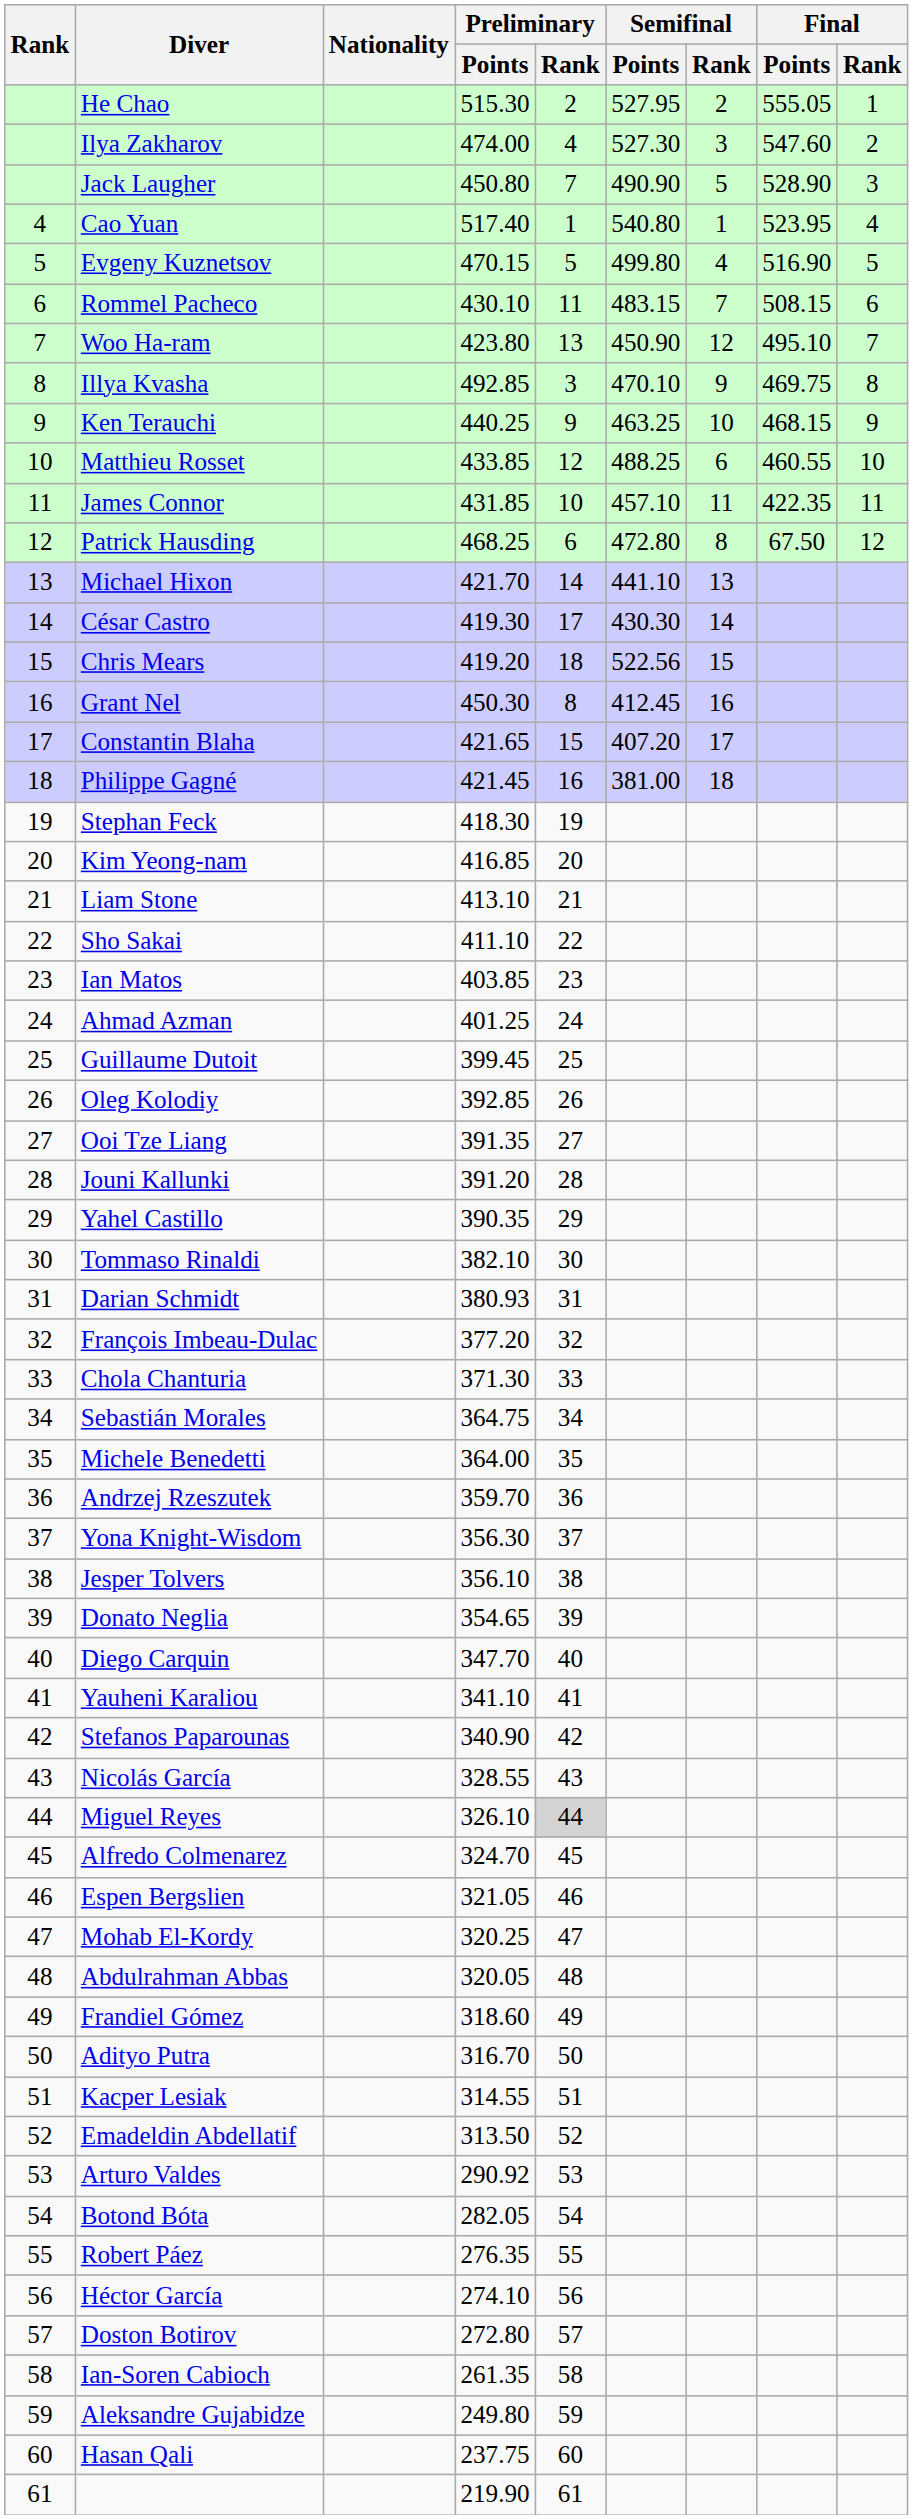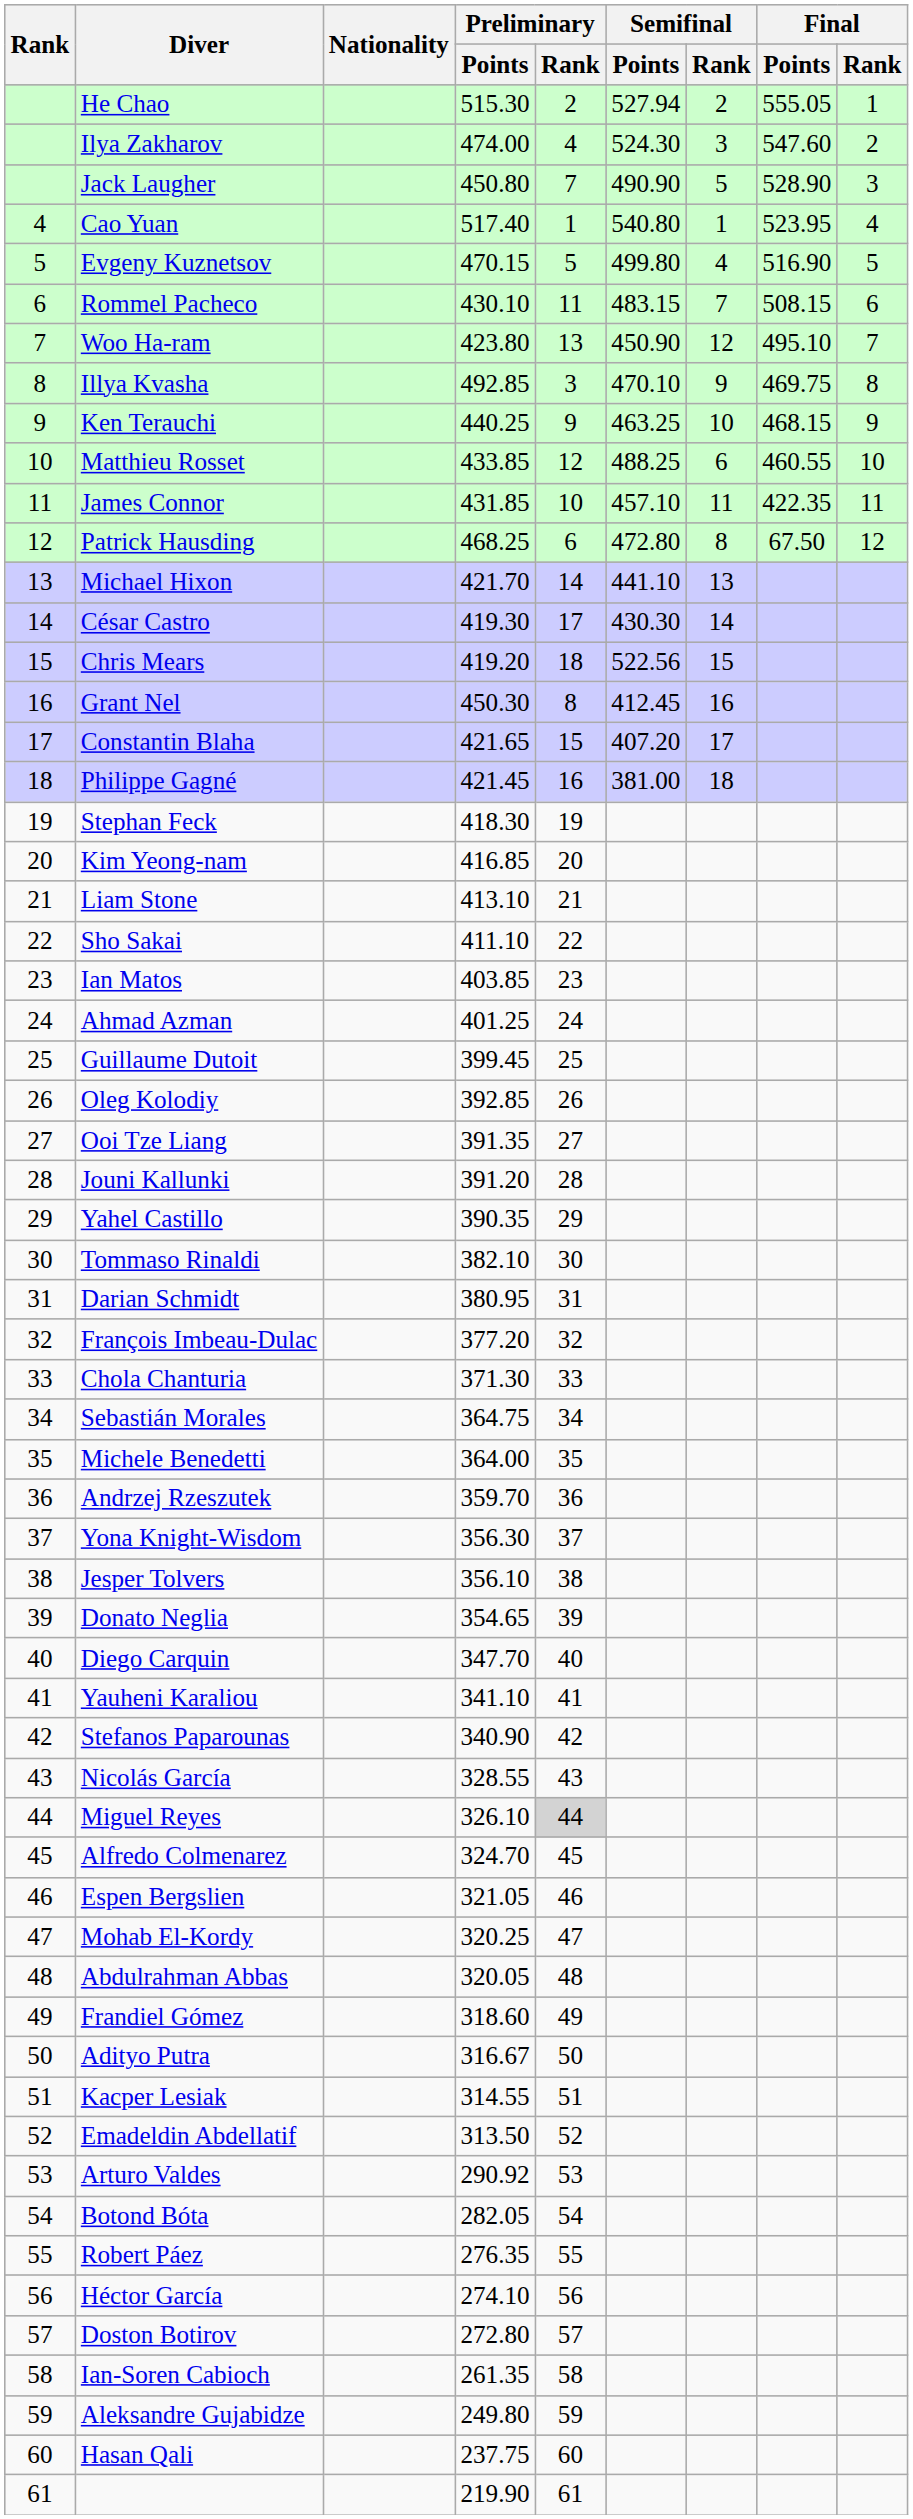(646, 104) 527.95 -> (646, 104) 527.94
(646, 143) 527.30 -> (646, 143) 524.30
(495, 1299) 380.93 -> (495, 1299) 380.95
(495, 2056) 316.70 -> (495, 2056) 316.67
